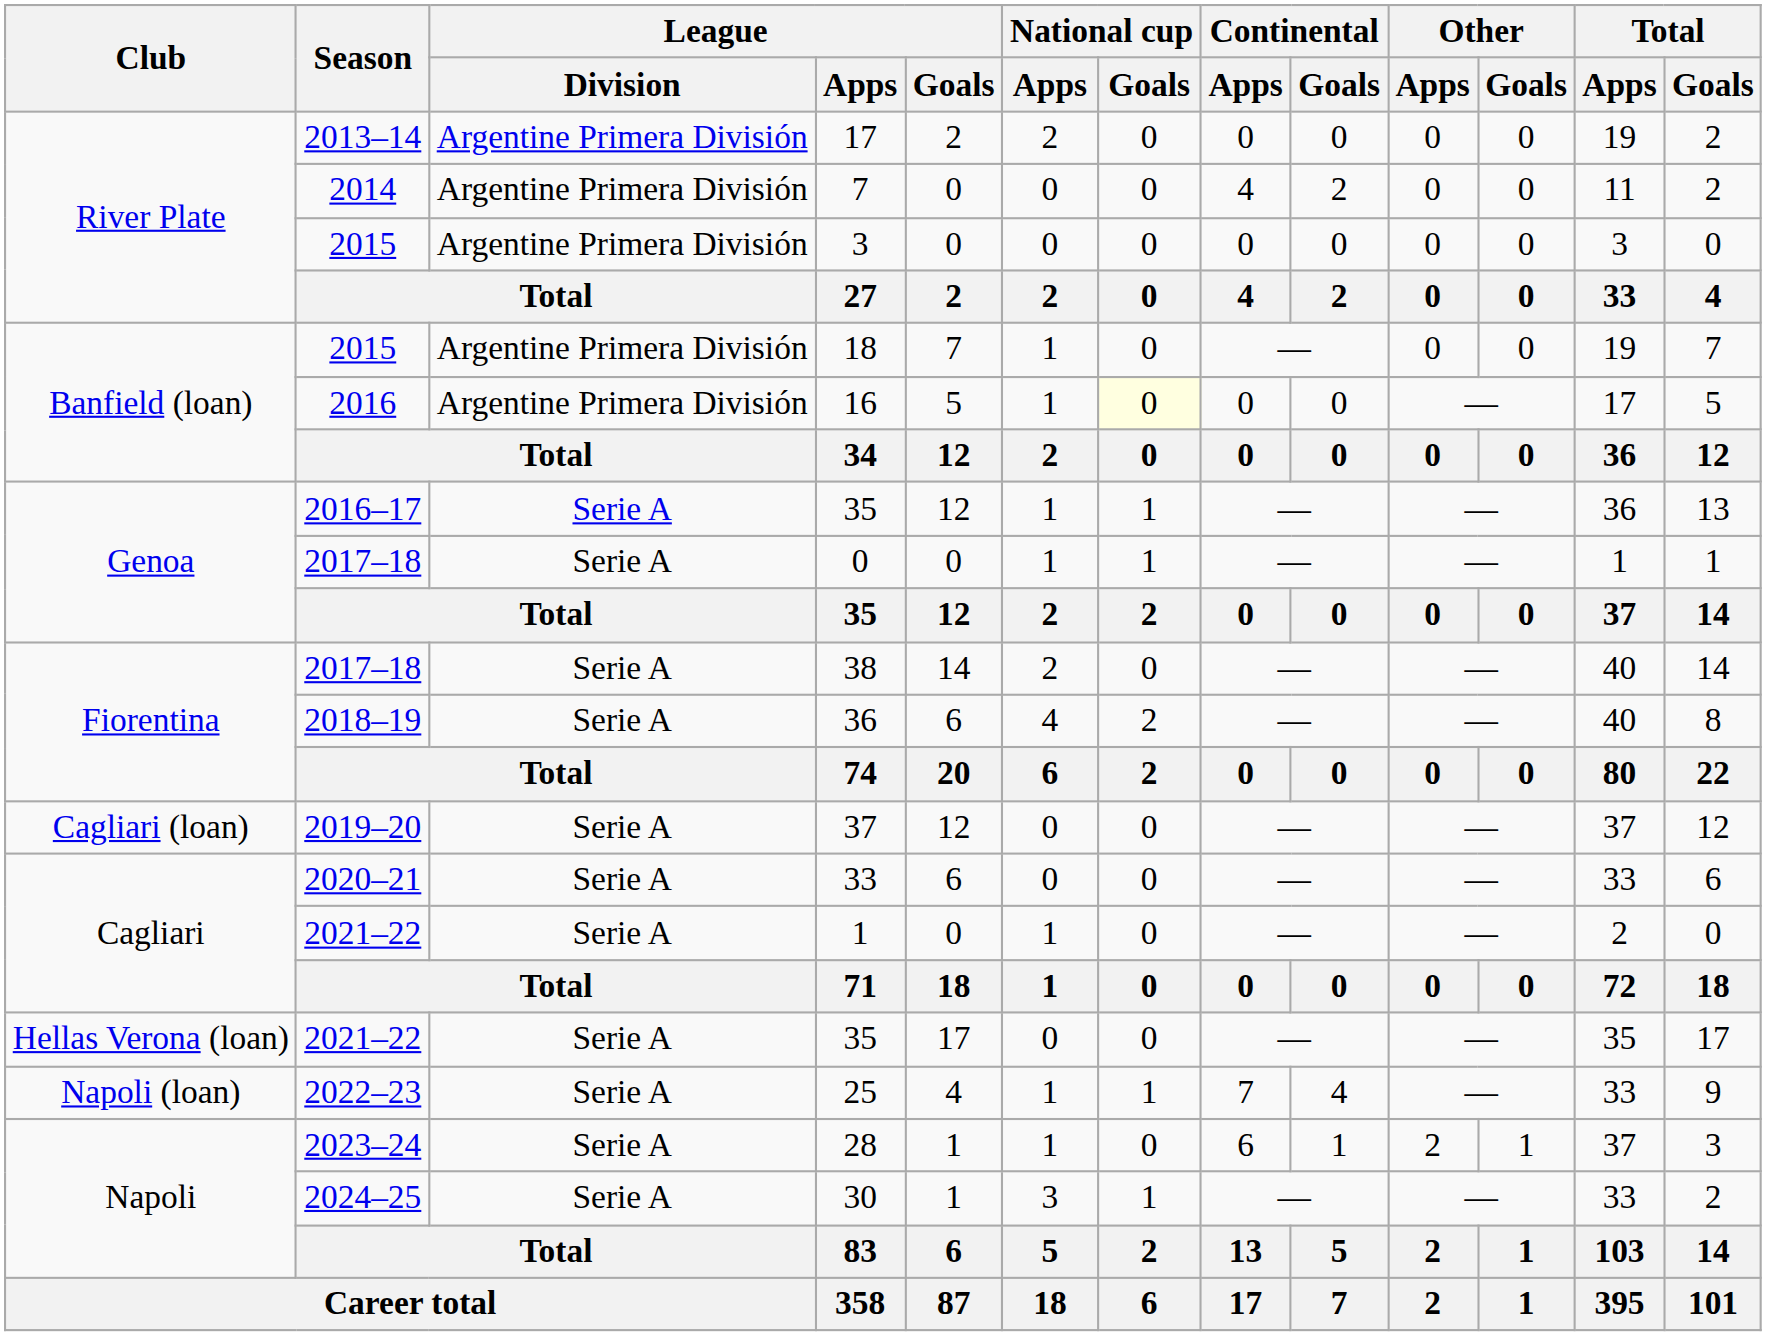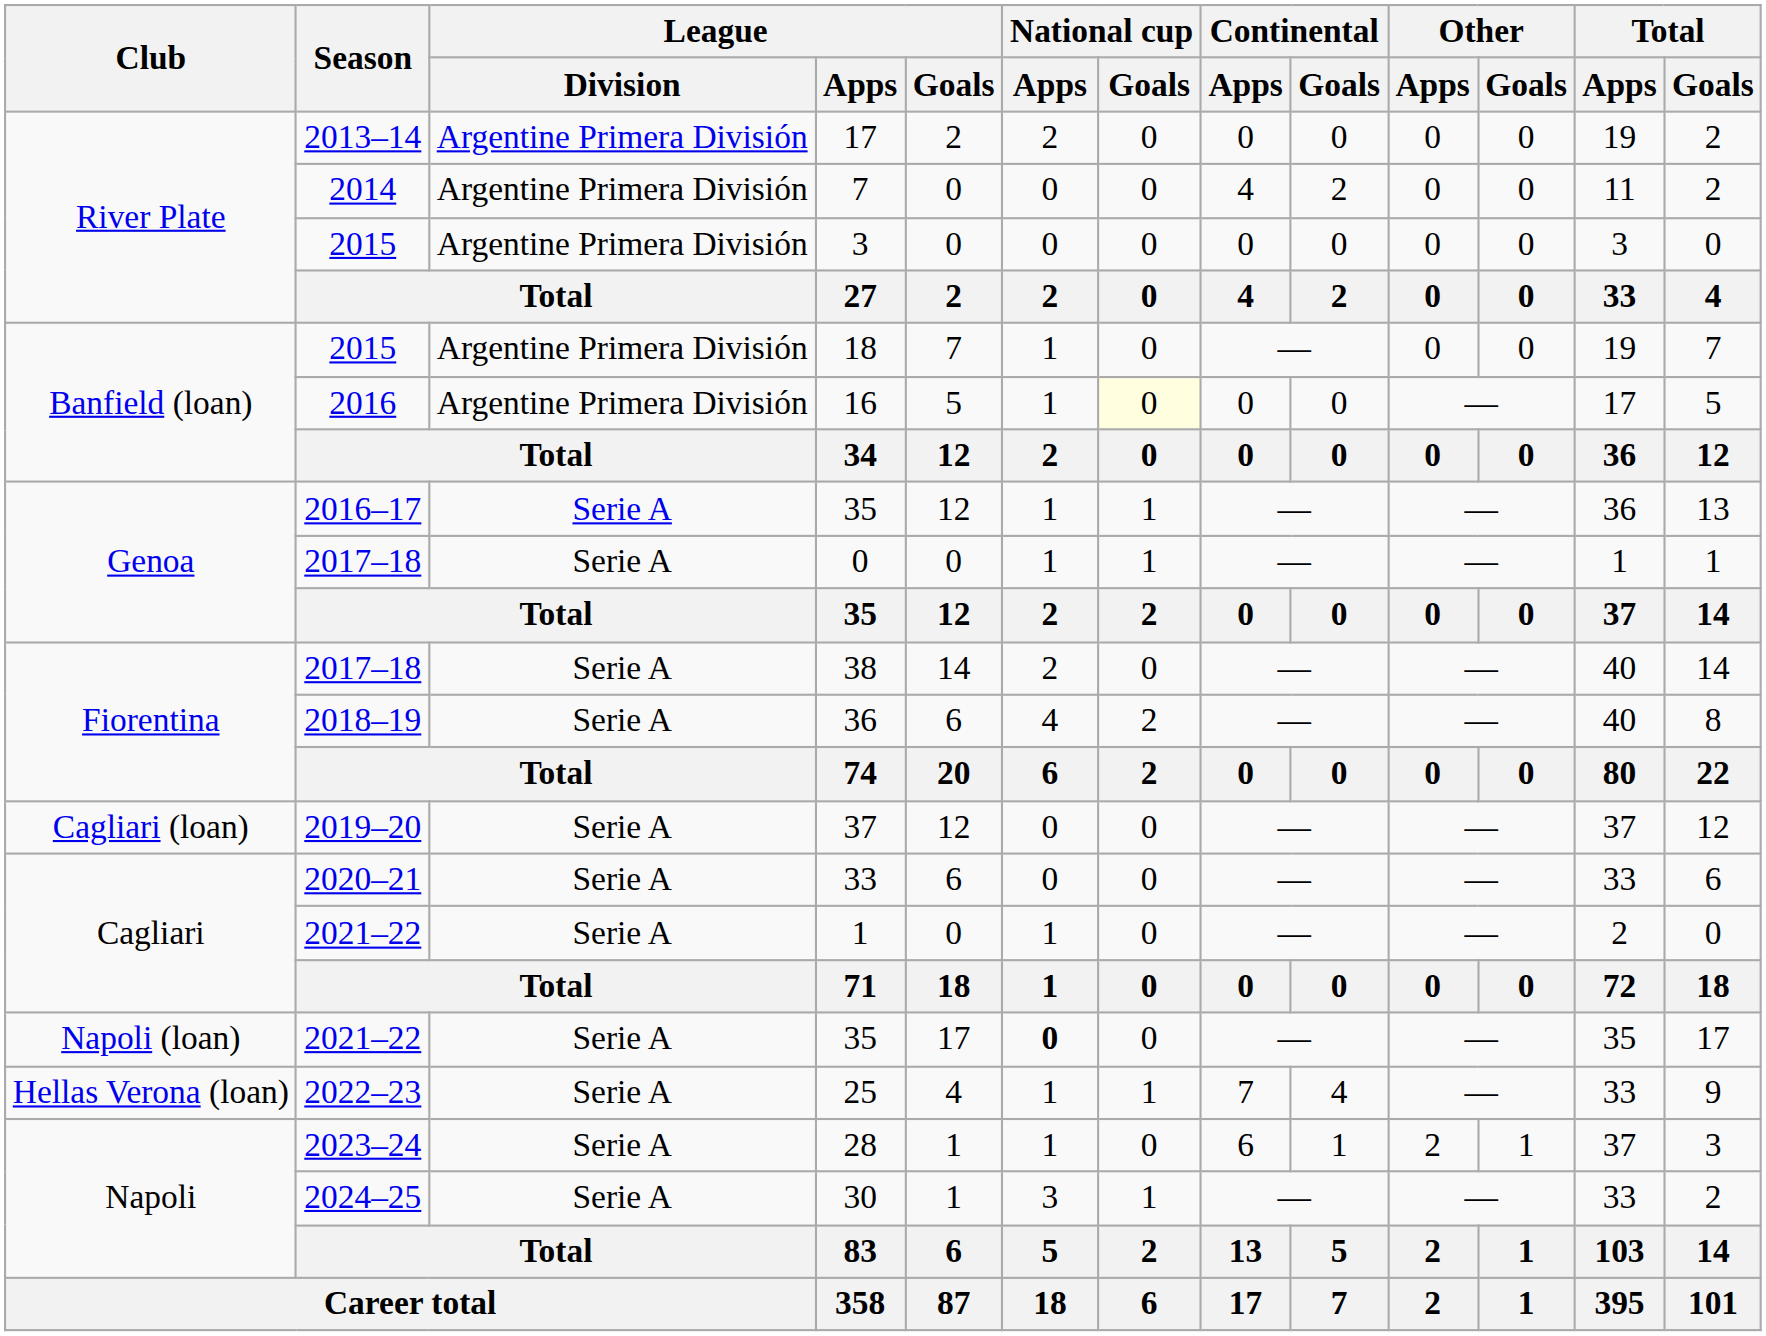(151, 1038) Hellas Verona (loan) -> (151, 1038) Napoli (loan)
(1050, 1038) normal -> (1050, 1038) bold
(151, 1091) Napoli (loan) -> (151, 1091) Hellas Verona (loan)
